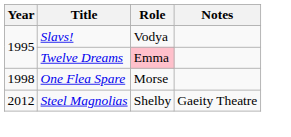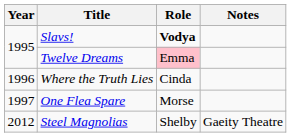(151, 36) normal -> (177, 36) bold
+ row: (97, 79)
(21, 79) 1998 -> (21, 100) 1997
